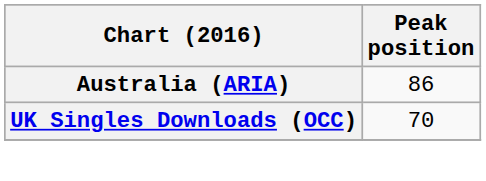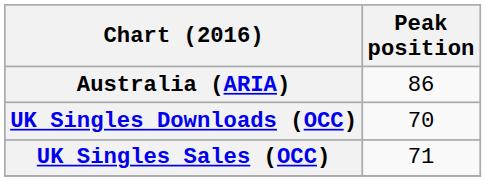+ row: (184, 157)
